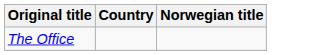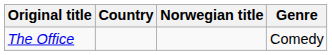+ column: (297, 15)
